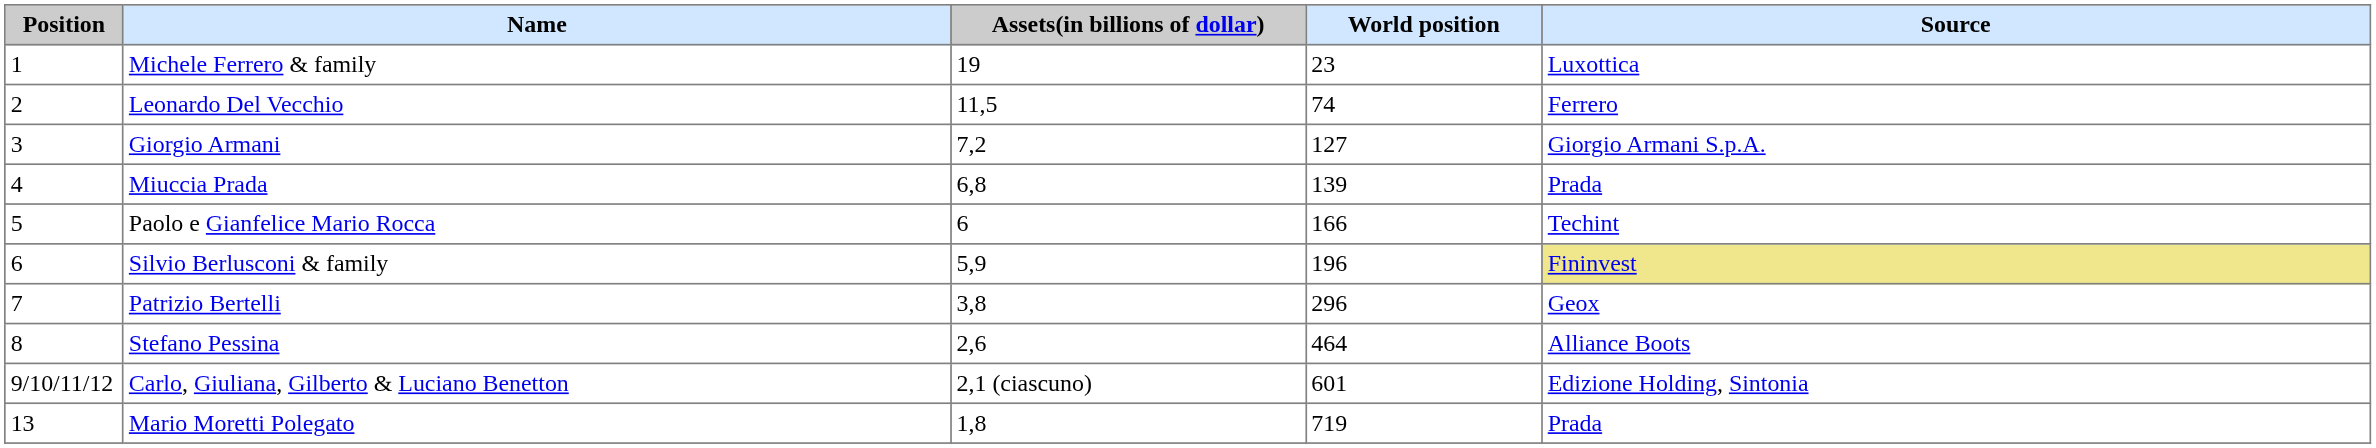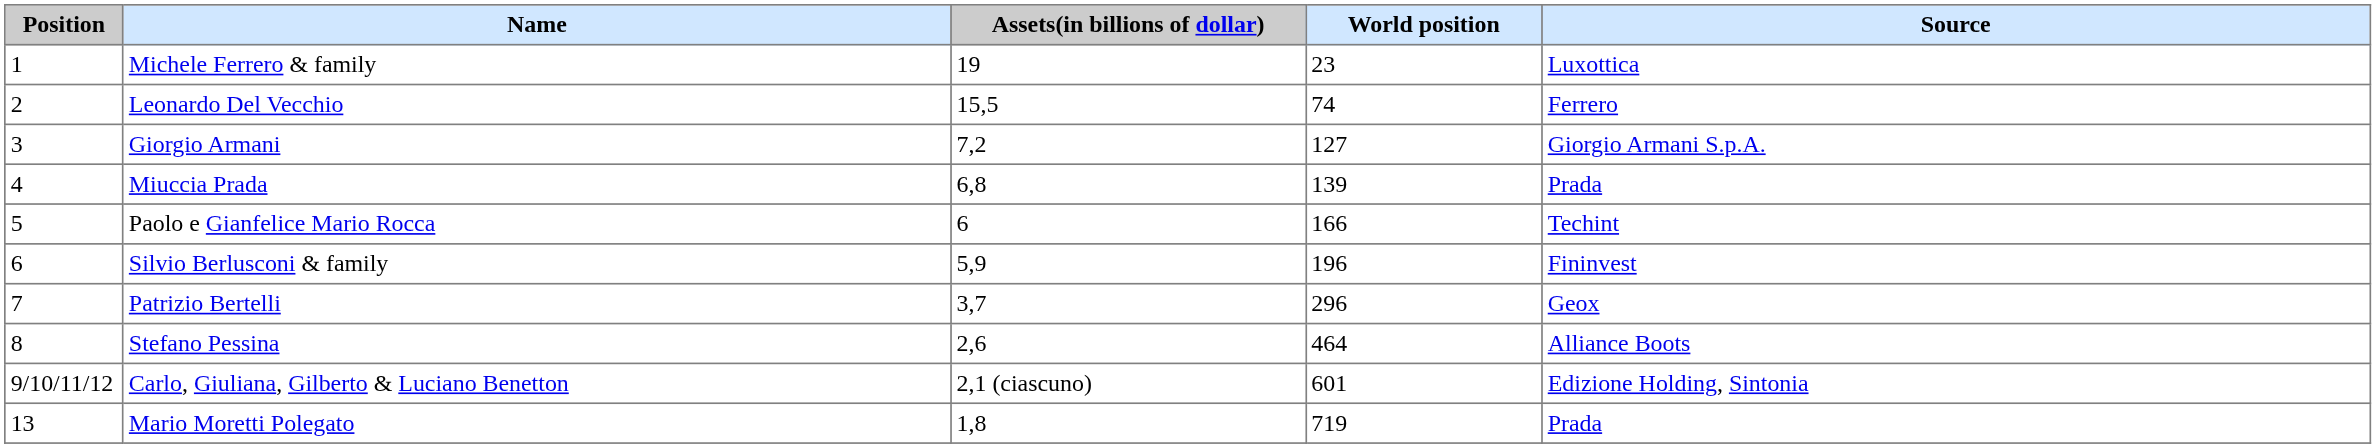(977, 104) 11,5 -> (977, 104) 15,5
(1592, 263) khaki background -> (1592, 263) no background
(971, 303) 3,8 -> (971, 303) 3,7
